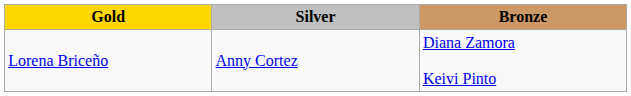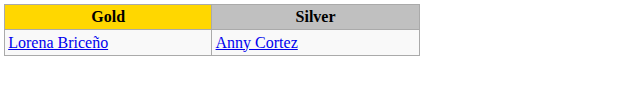- column: (523, 17)
